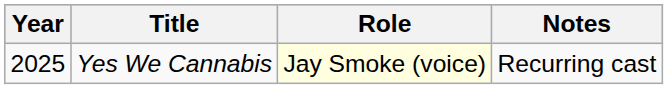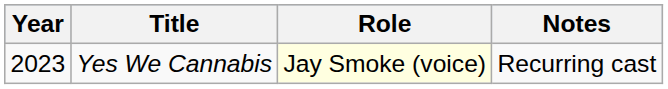(38, 63) 2025 -> (38, 63) 2023
